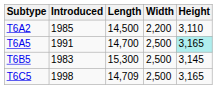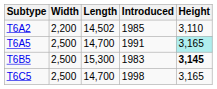columns swapped: (77, 12) <-> (160, 12)
(123, 28) 14,500 -> (99, 28) 14,502
(191, 60) normal -> (191, 60) bold
(123, 76) 14,709 -> (99, 76) 14,700
